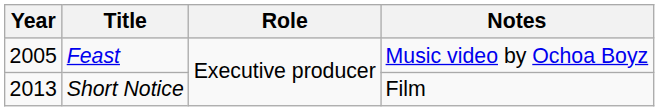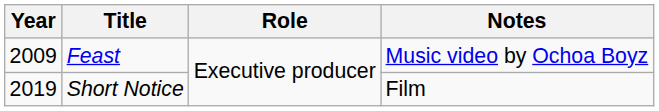(33, 55) 2005 -> (33, 55) 2009
(33, 88) 2013 -> (33, 88) 2019
